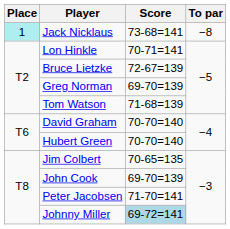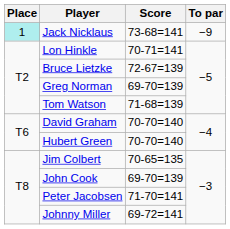(206, 31) −8 -> (206, 31) −9
(156, 214) lightblue background -> (156, 214) no background
